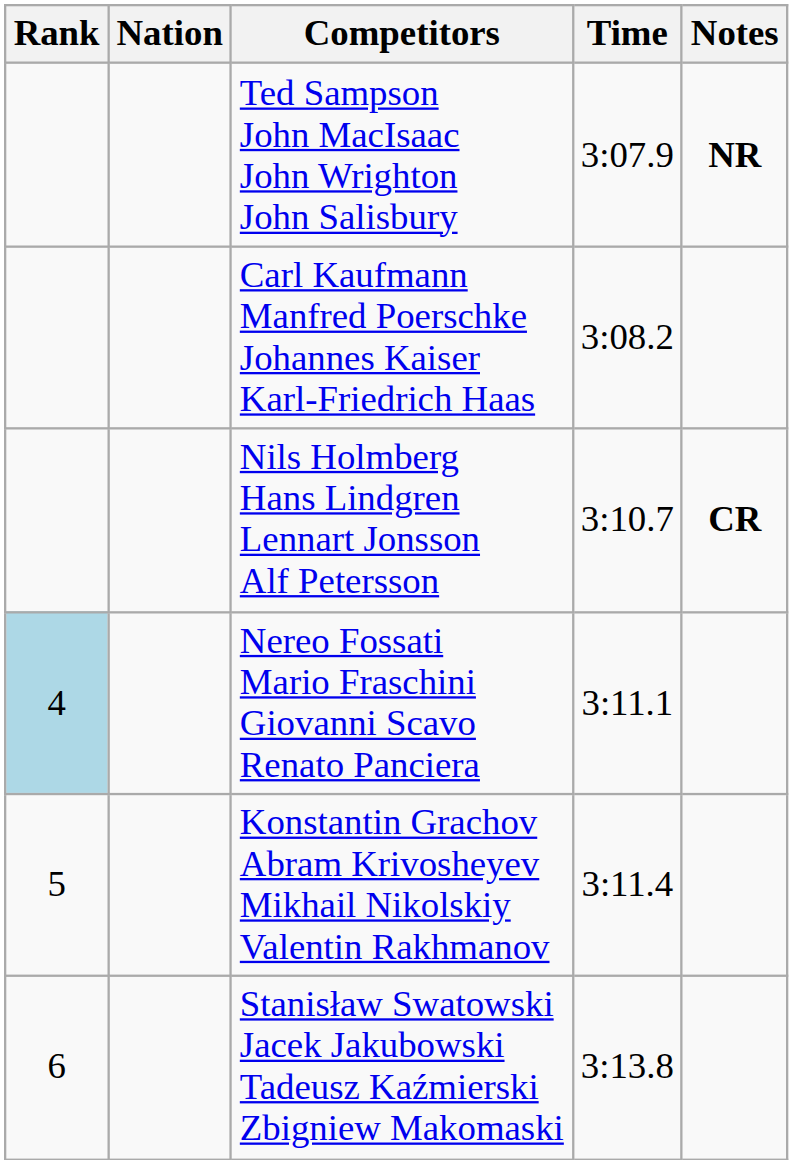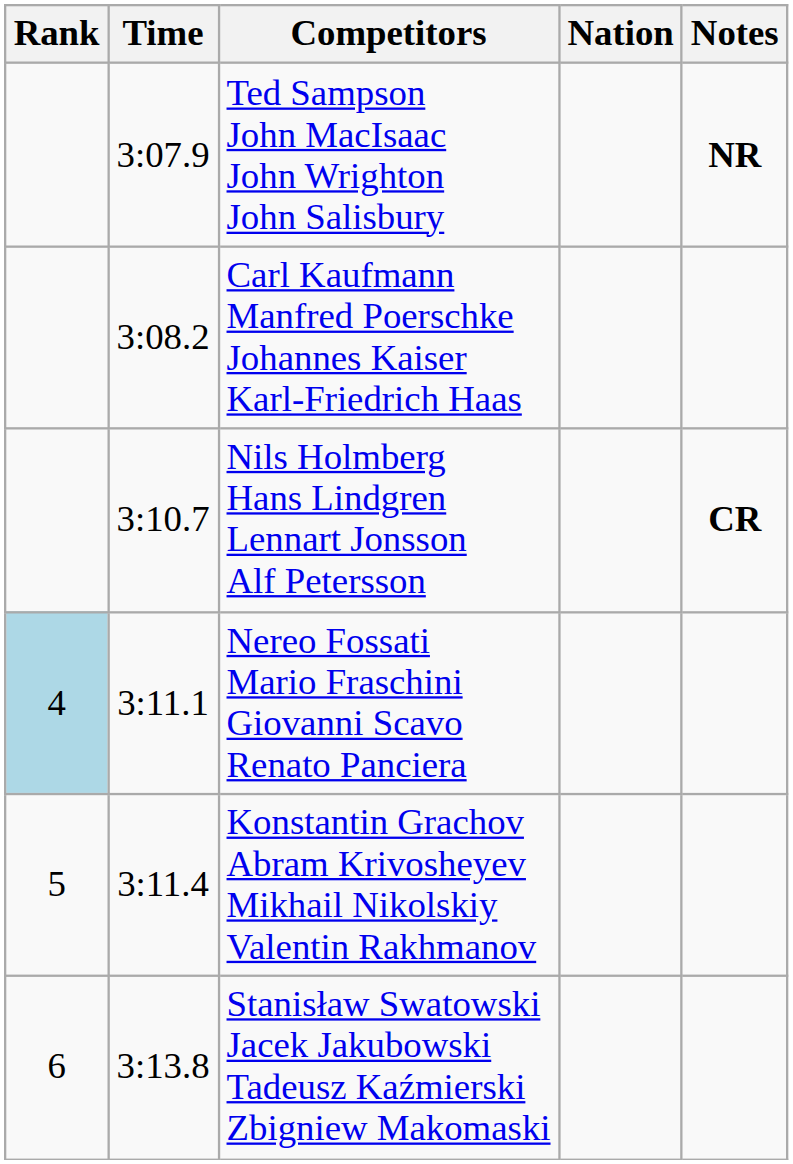columns swapped: (170, 33) <-> (627, 33)
